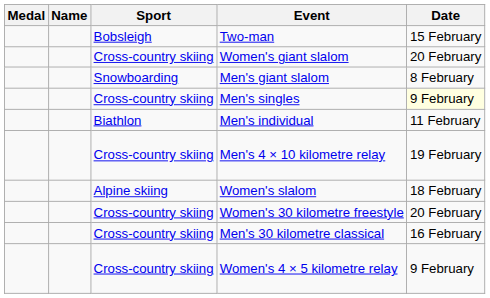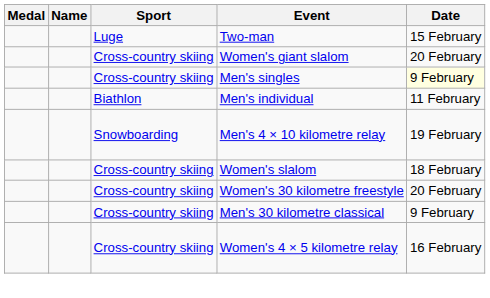(123, 36) Bobsleigh -> (108, 36) Luge
- row: (274, 78)
(154, 156) Cross-country skiing -> (136, 135) Snowboarding
(131, 191) Alpine skiing -> (154, 170) Cross-country skiing
(446, 233) 16 February -> (442, 212) 9 February
(442, 269) 9 February -> (446, 248) 16 February
